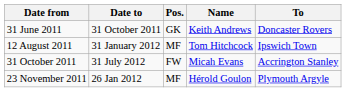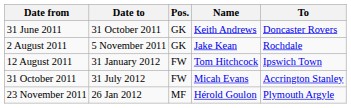+ row: (37, 45)
(173, 45) MF -> (179, 62) FW
